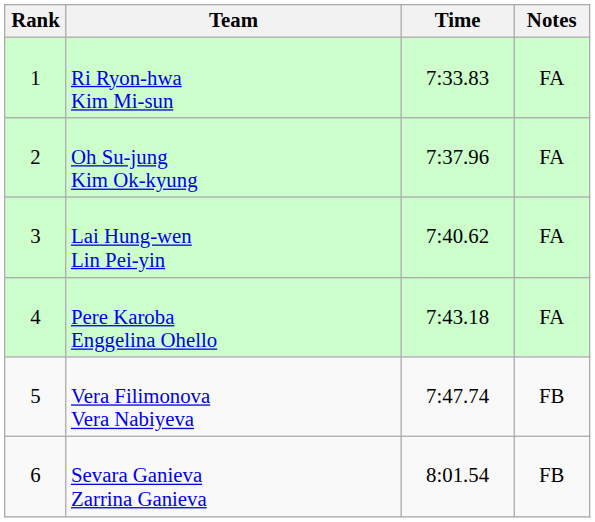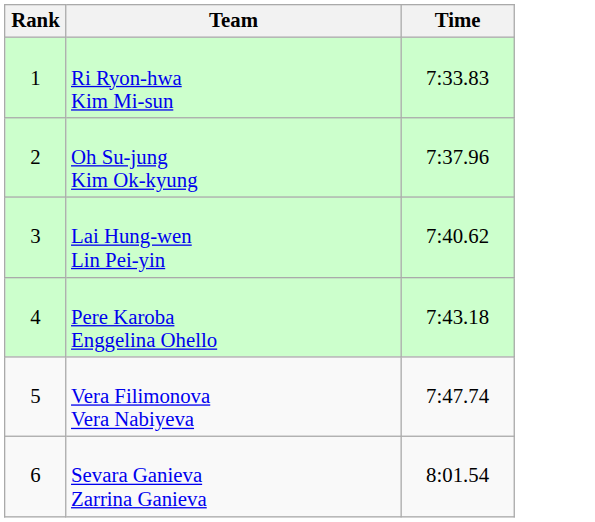- column: (552, 20)
